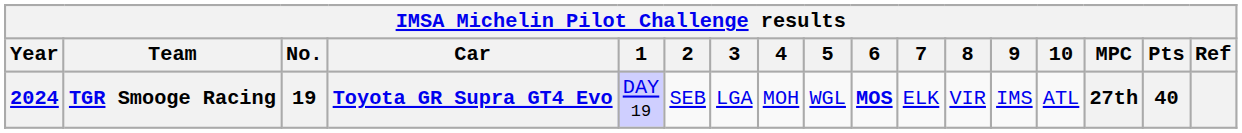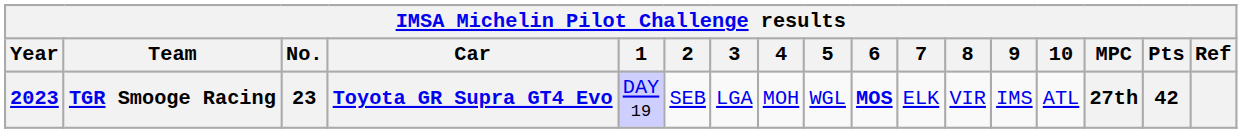(34, 99) 2024 -> (34, 99) 2023
(304, 99) 19 -> (304, 99) 23
(1167, 99) 40 -> (1167, 99) 42
